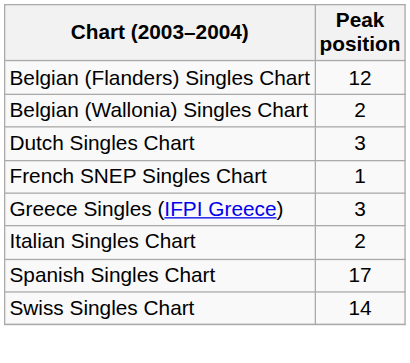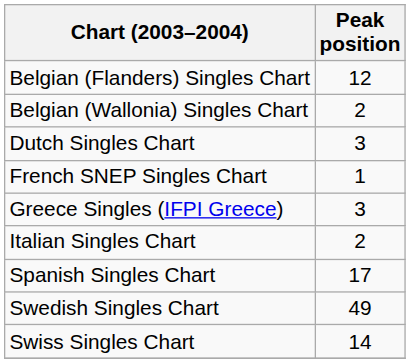+ row: (114, 308)
